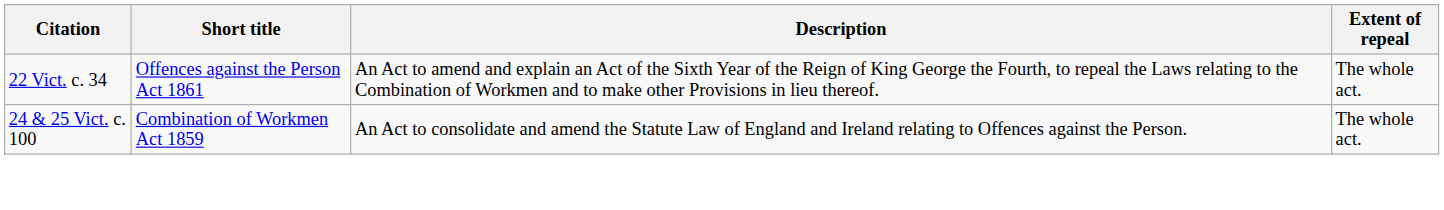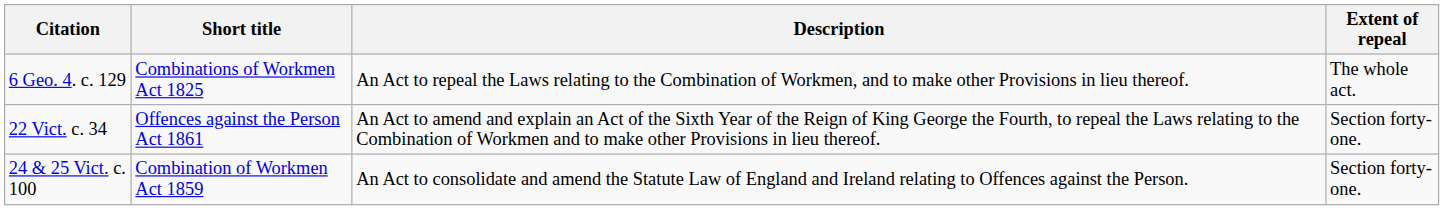+ row: (67, 79)
(1375, 79) The whole act. -> (1381, 129) Section forty-one.
(1375, 129) The whole act. -> (1381, 179) Section forty-one.
